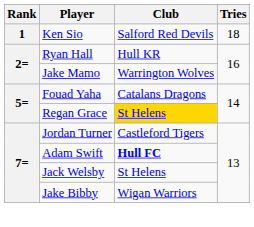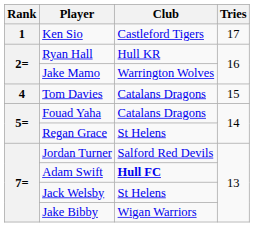(165, 34) Salford Red Devils -> (161, 34) Castleford Tigers
(233, 34) 18 -> (233, 34) 17
+ row: (72, 93)
(142, 113) gold background -> (142, 133) no background
(161, 133) Castleford Tigers -> (165, 152) Salford Red Devils
